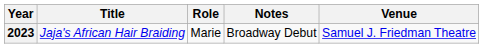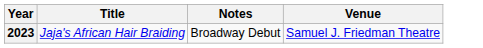- column: (206, 14)
